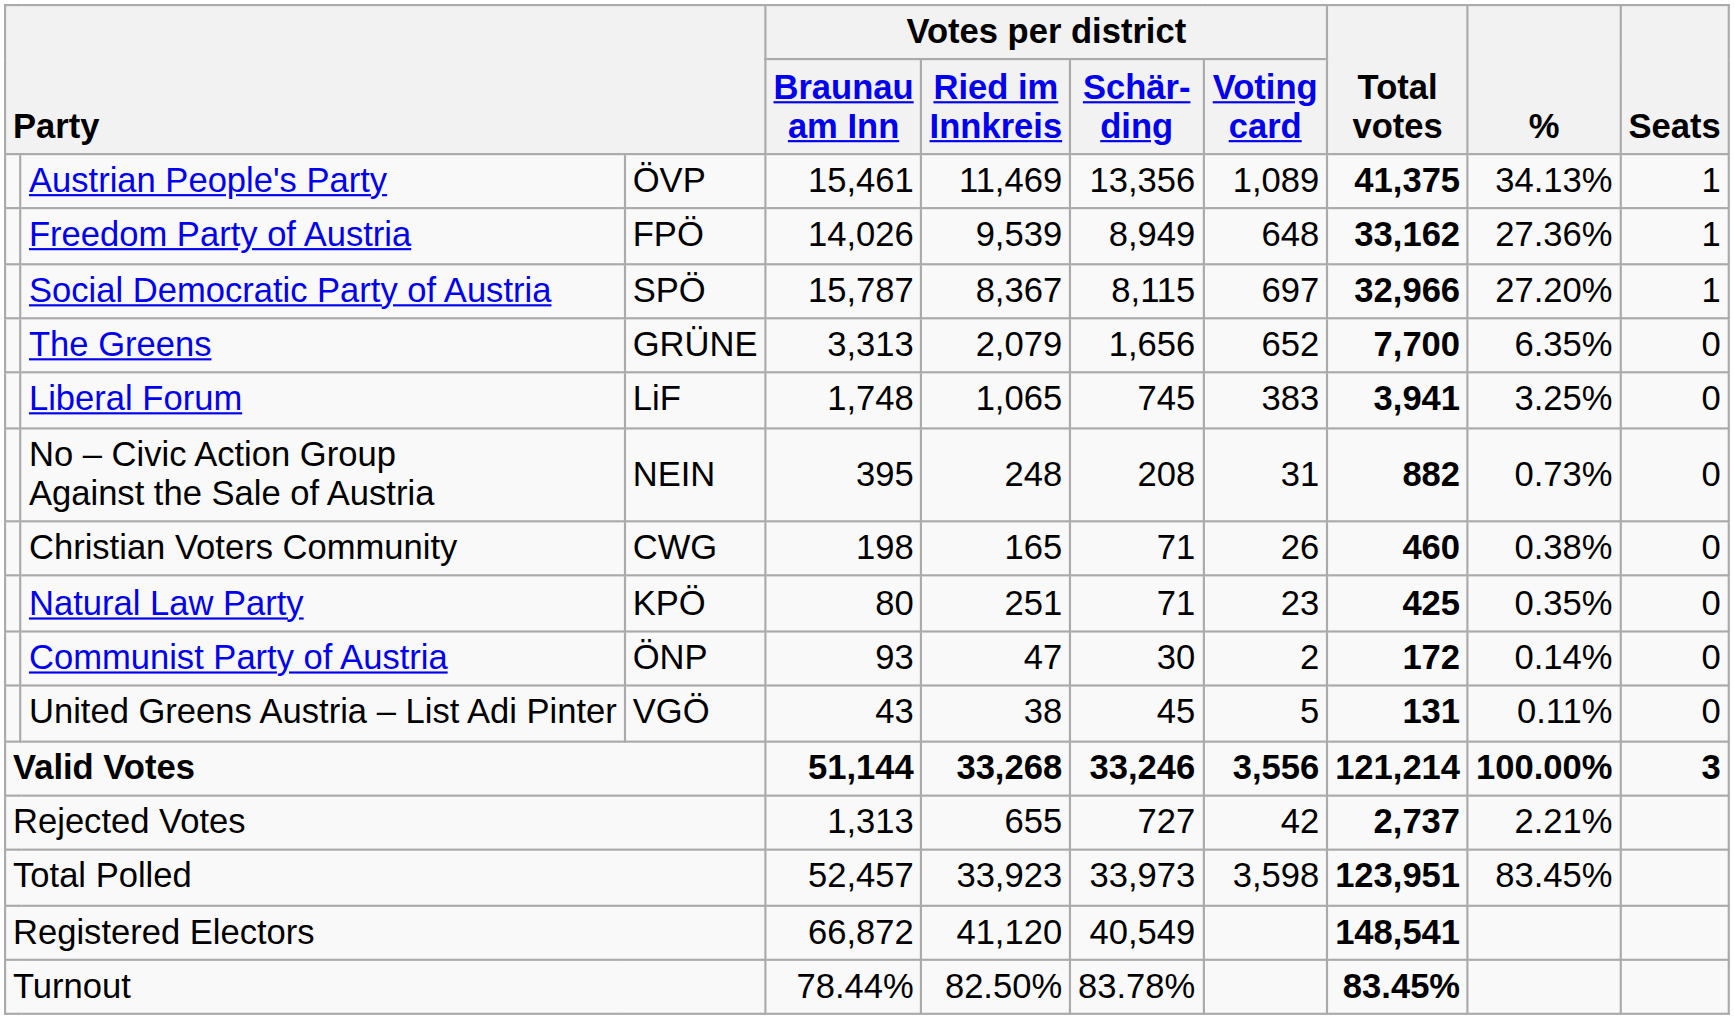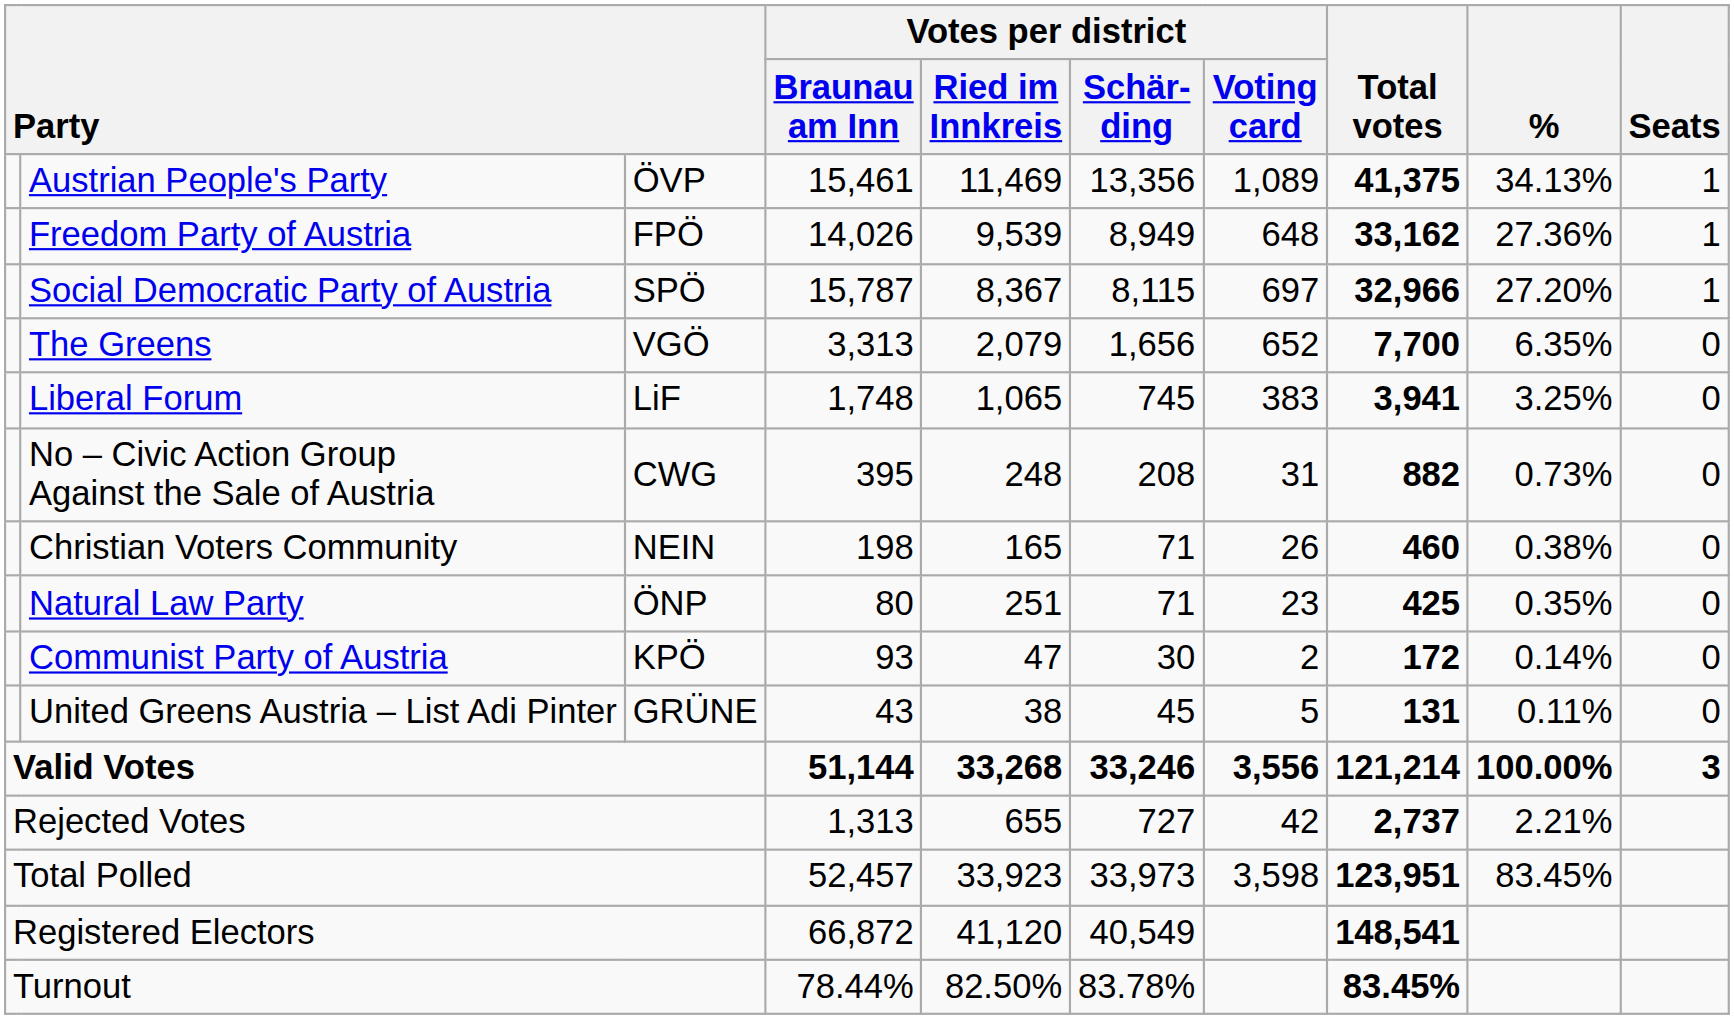(695, 344) GRÜNE -> (671, 344) VGÖ
(674, 473) NEIN -> (675, 473) CWG
(675, 548) CWG -> (674, 548) NEIN
(669, 602) KPÖ -> (670, 602) ÖNP
(670, 657) ÖNP -> (669, 657) KPÖ
(671, 712) VGÖ -> (695, 712) GRÜNE
